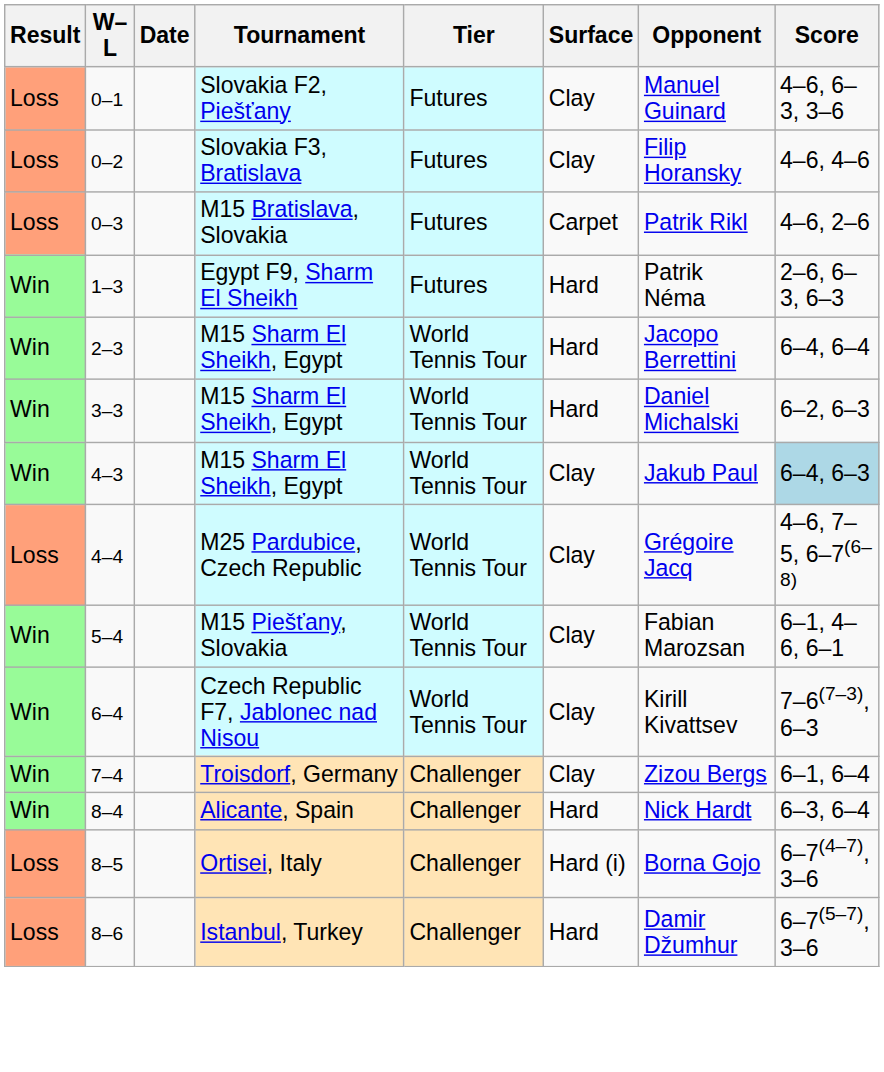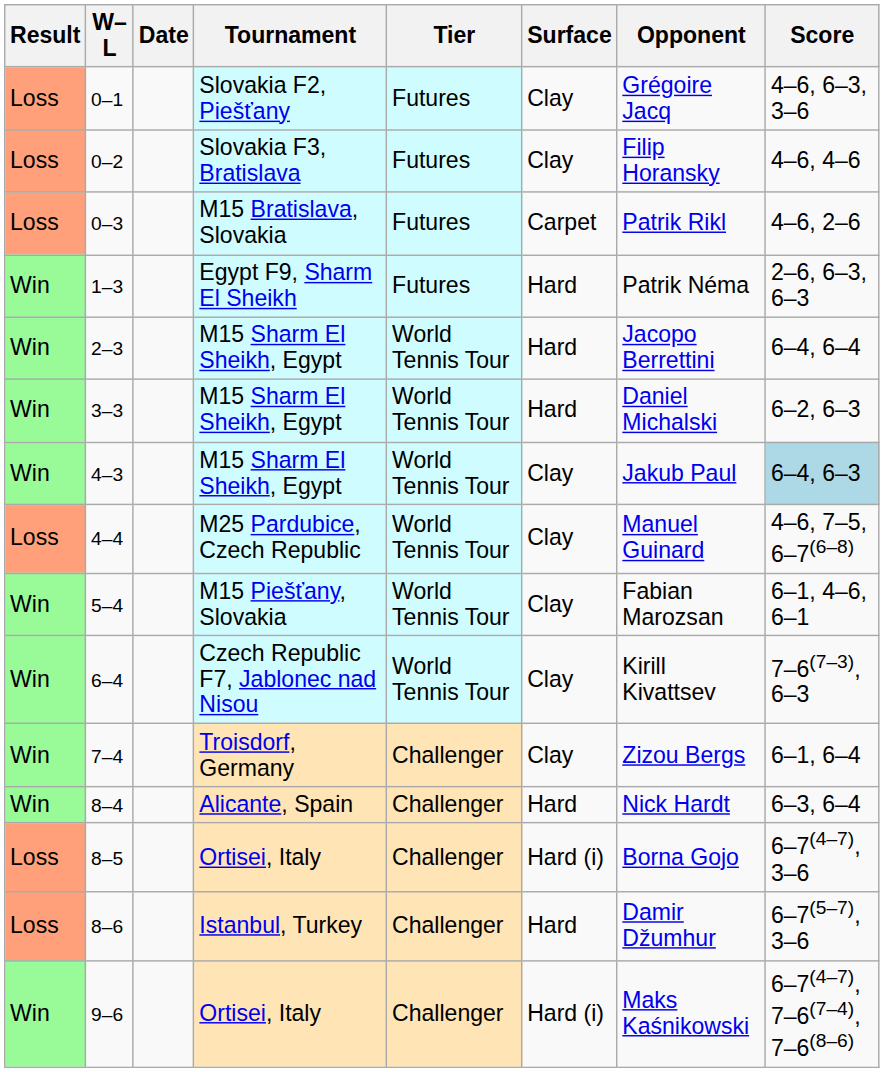(685, 98) Manuel Guinard -> (667, 98) Grégoire Jacq
(689, 554) Grégoire Jacq -> (663, 538) Manuel Guinard
+ row: (107, 1015)
